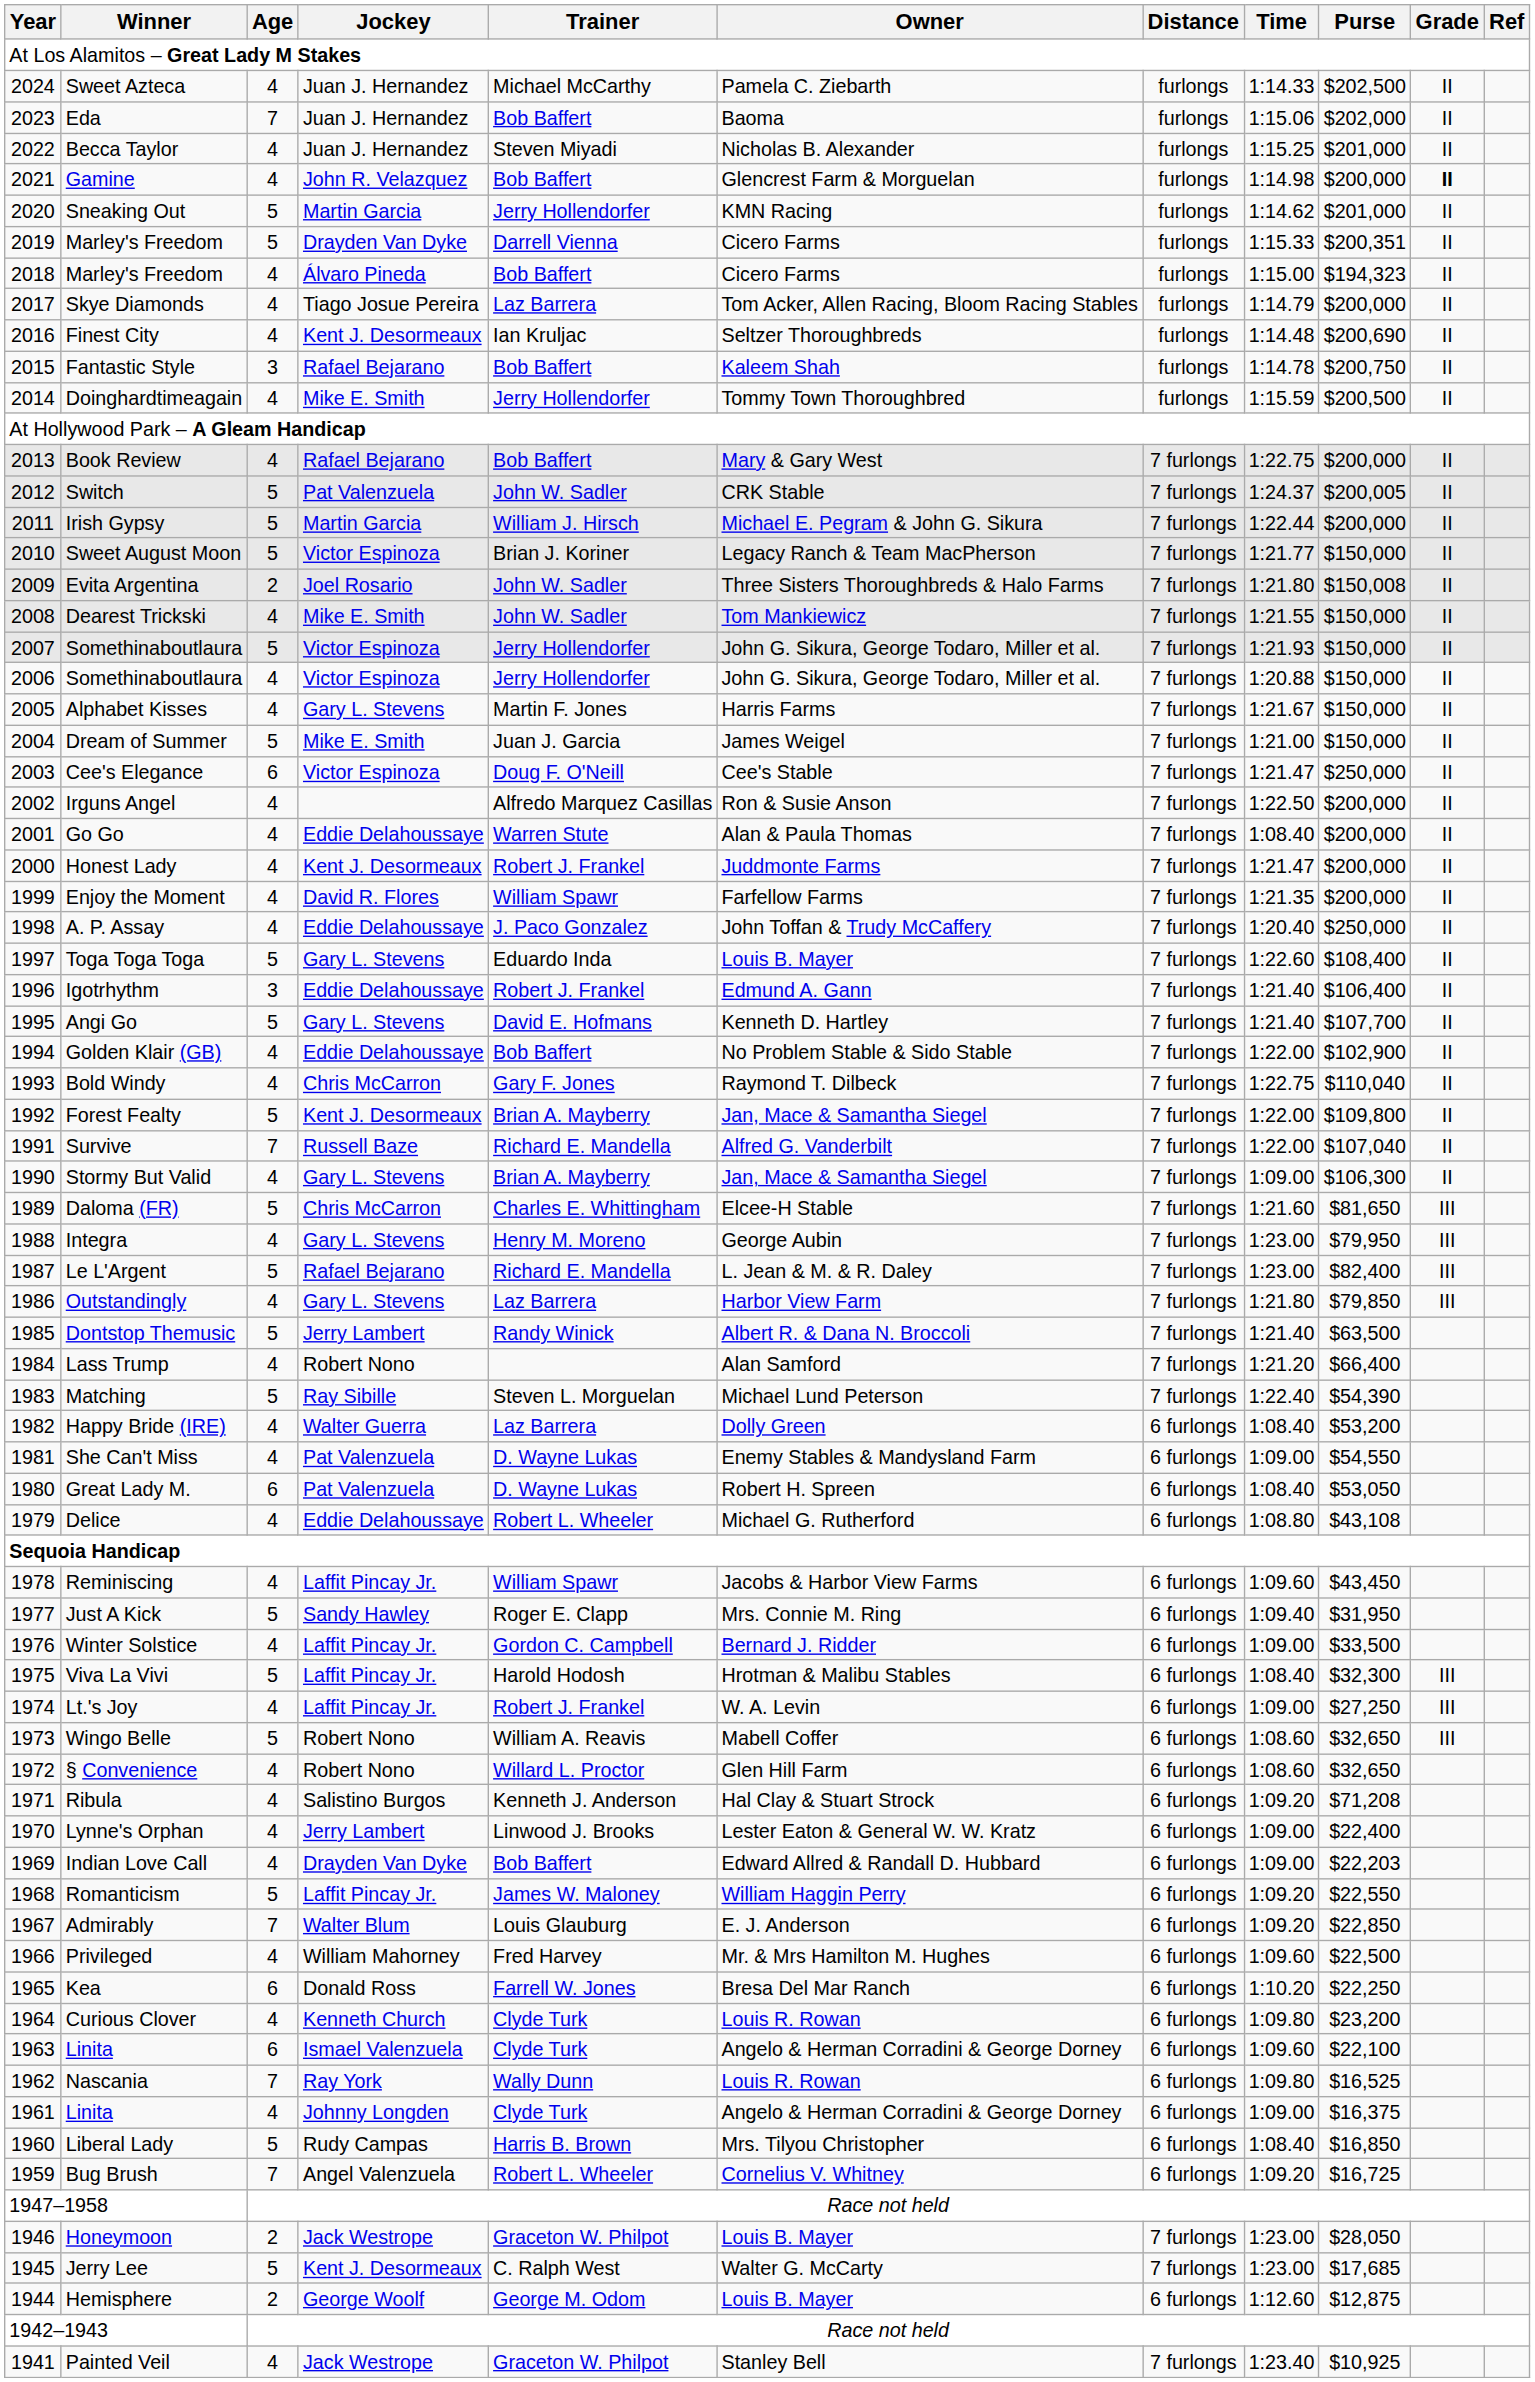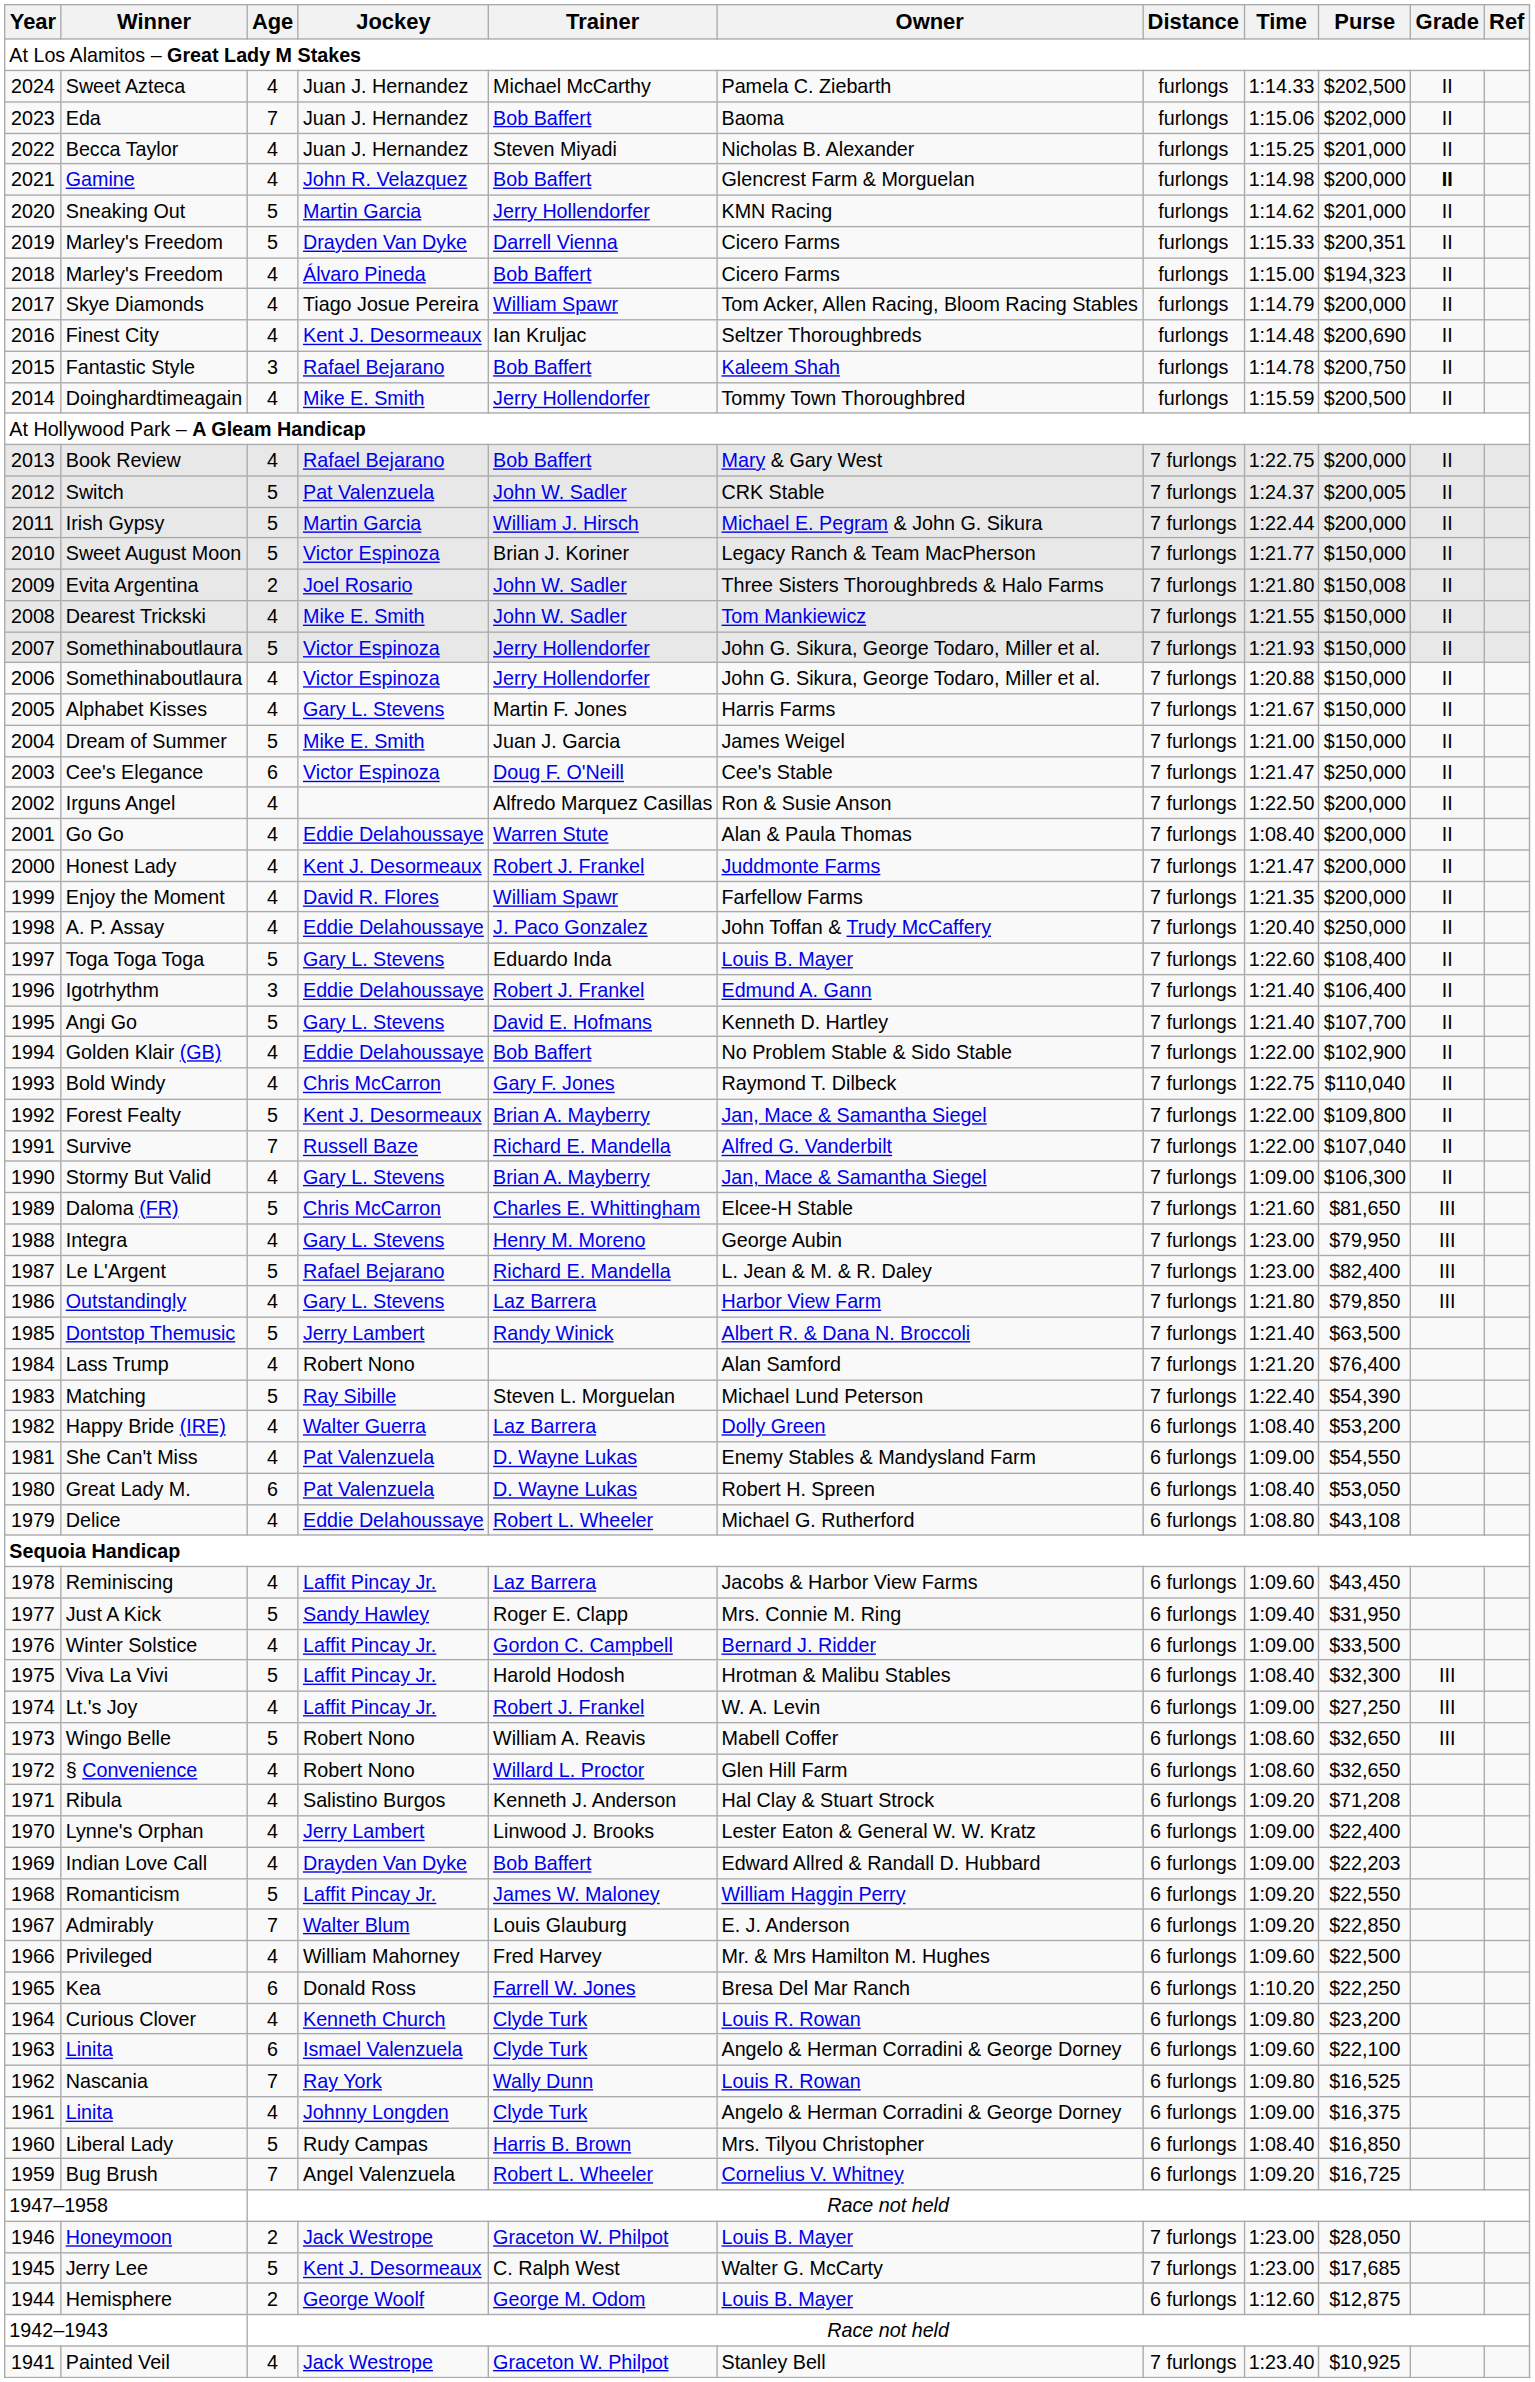(545, 304) Laz Barrera -> (556, 304) William Spawr
(1365, 1364) $66,400 -> (1365, 1364) $76,400
(556, 1582) William Spawr -> (545, 1582) Laz Barrera
